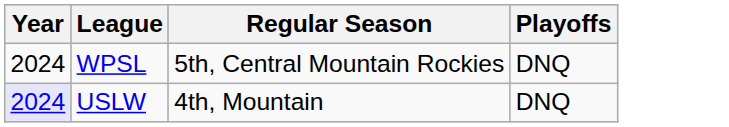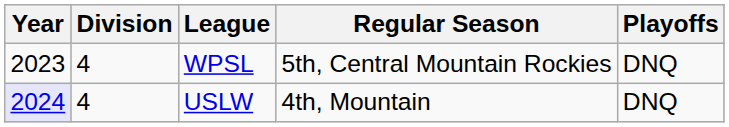+ column: (125, 24)
(38, 63) 2024 -> (38, 63) 2023
